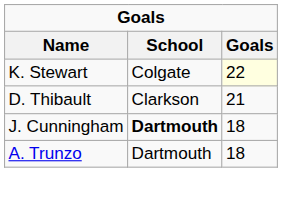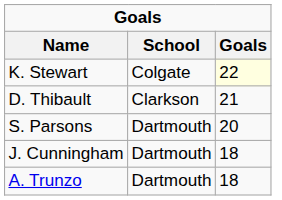+ row: (50, 126)
(175, 126) bold -> (171, 153) normal
